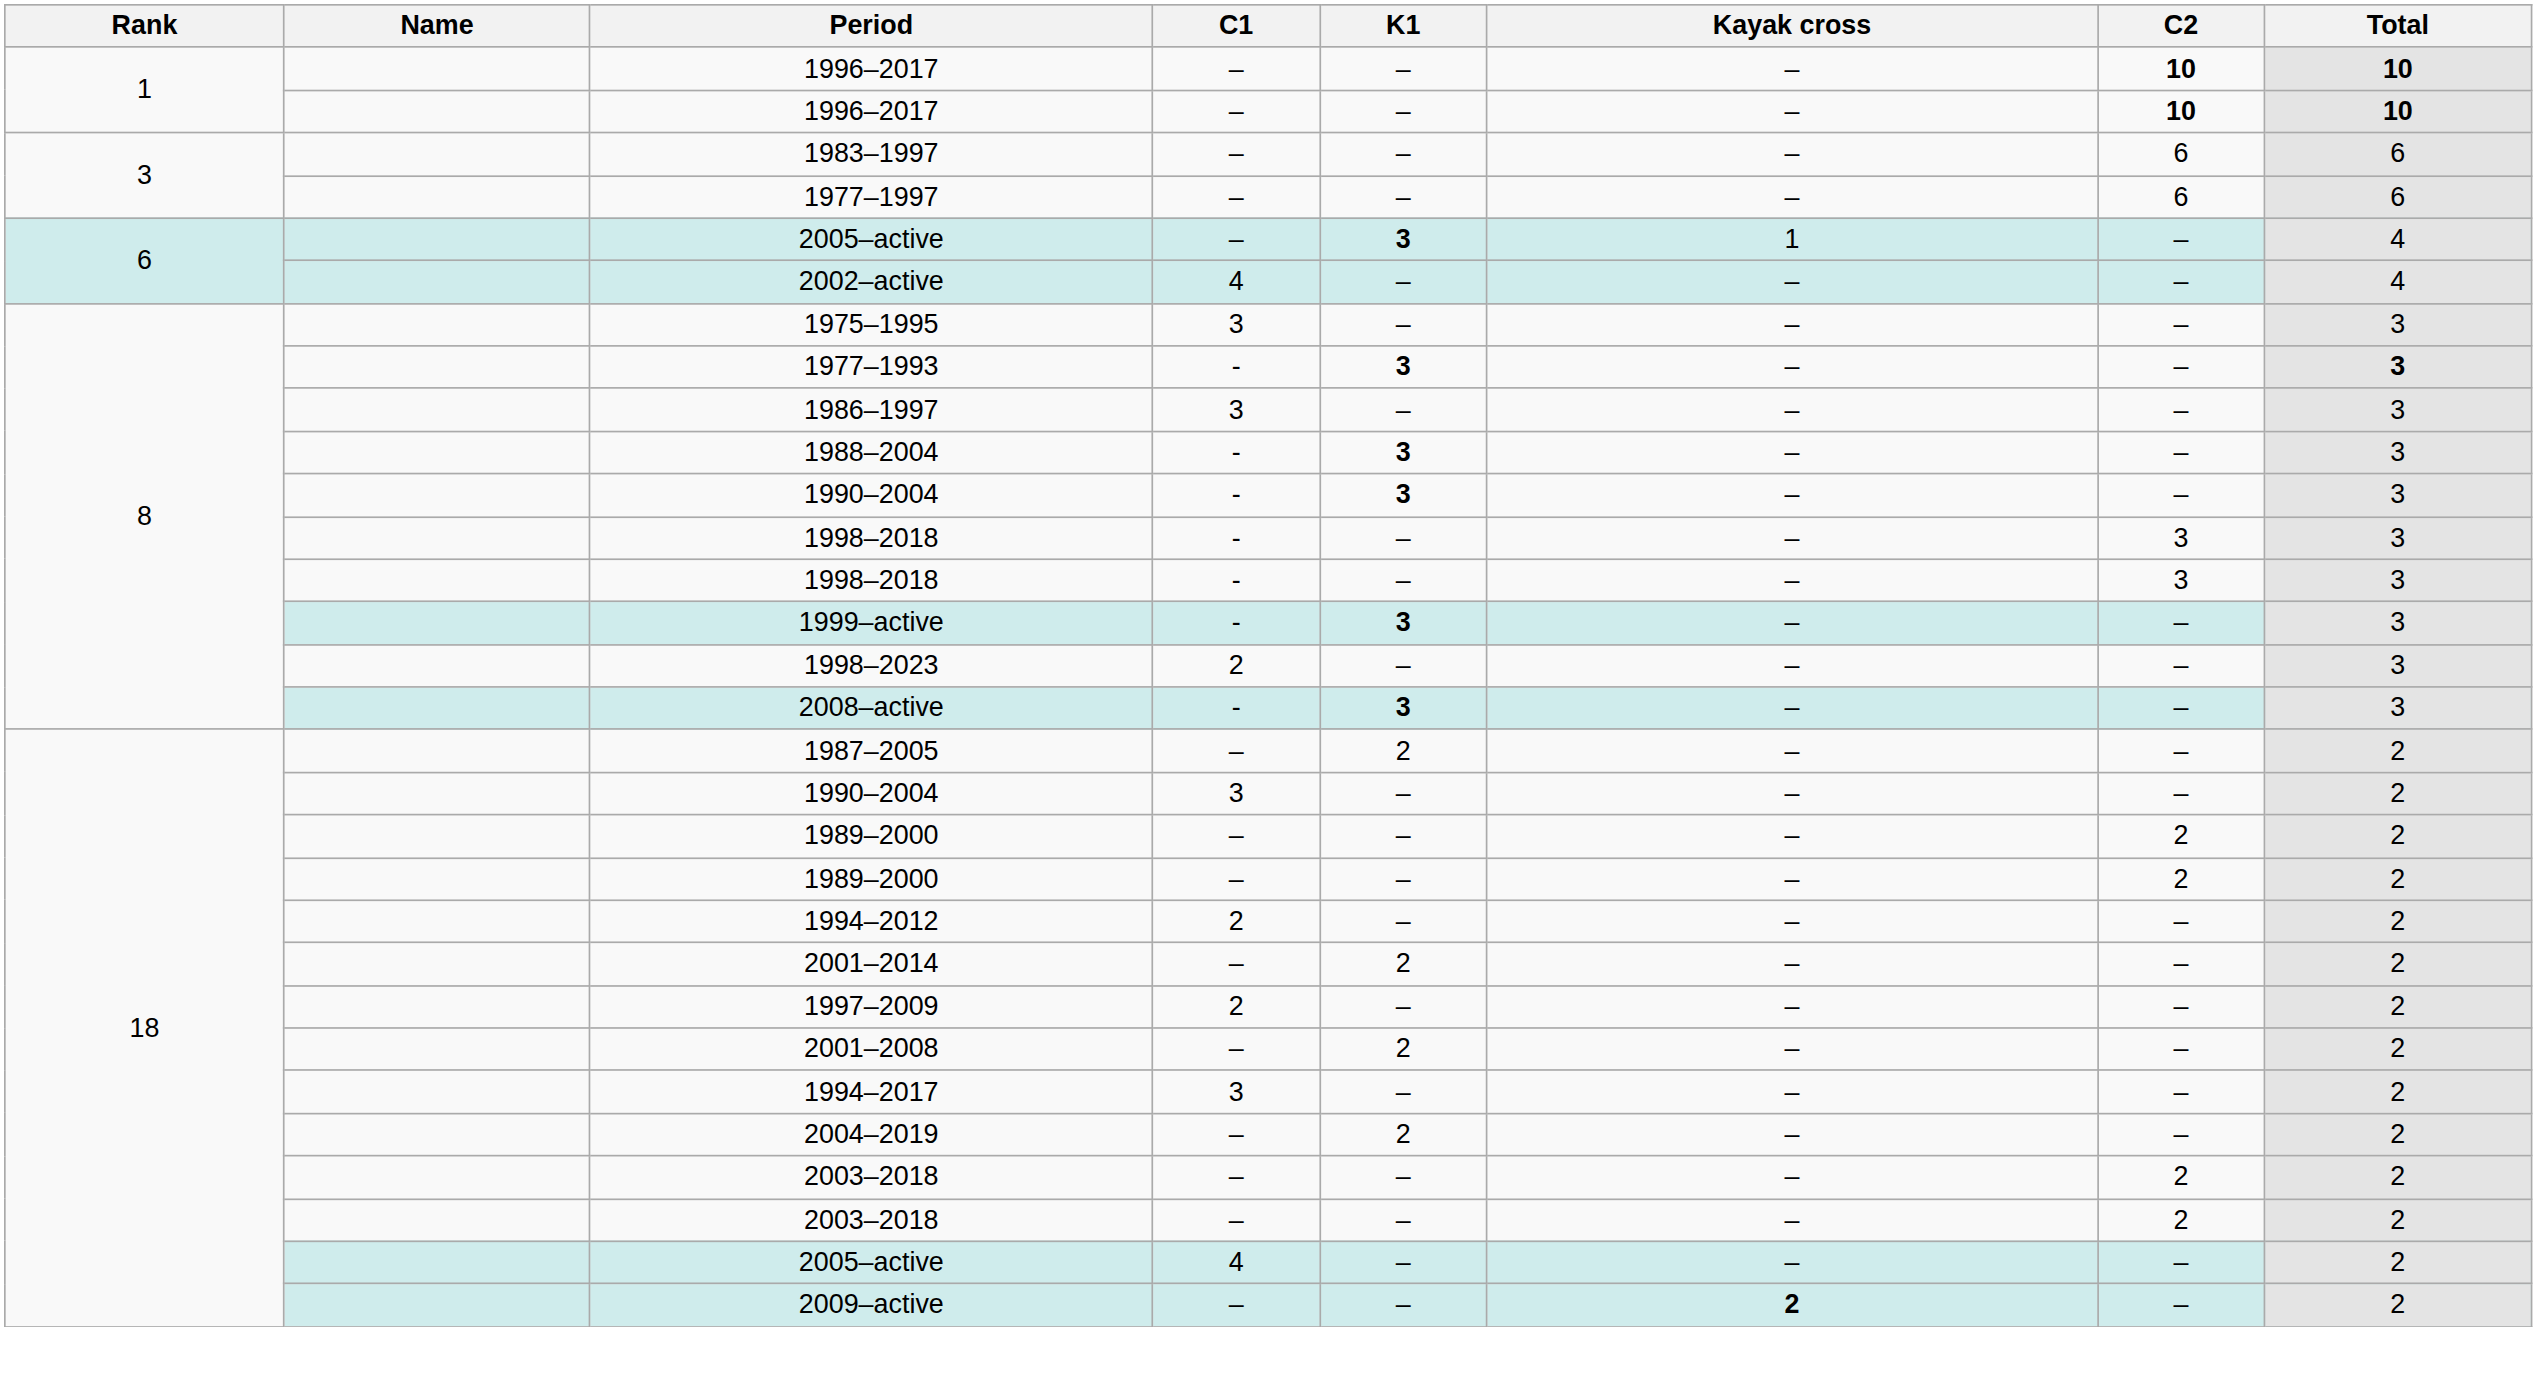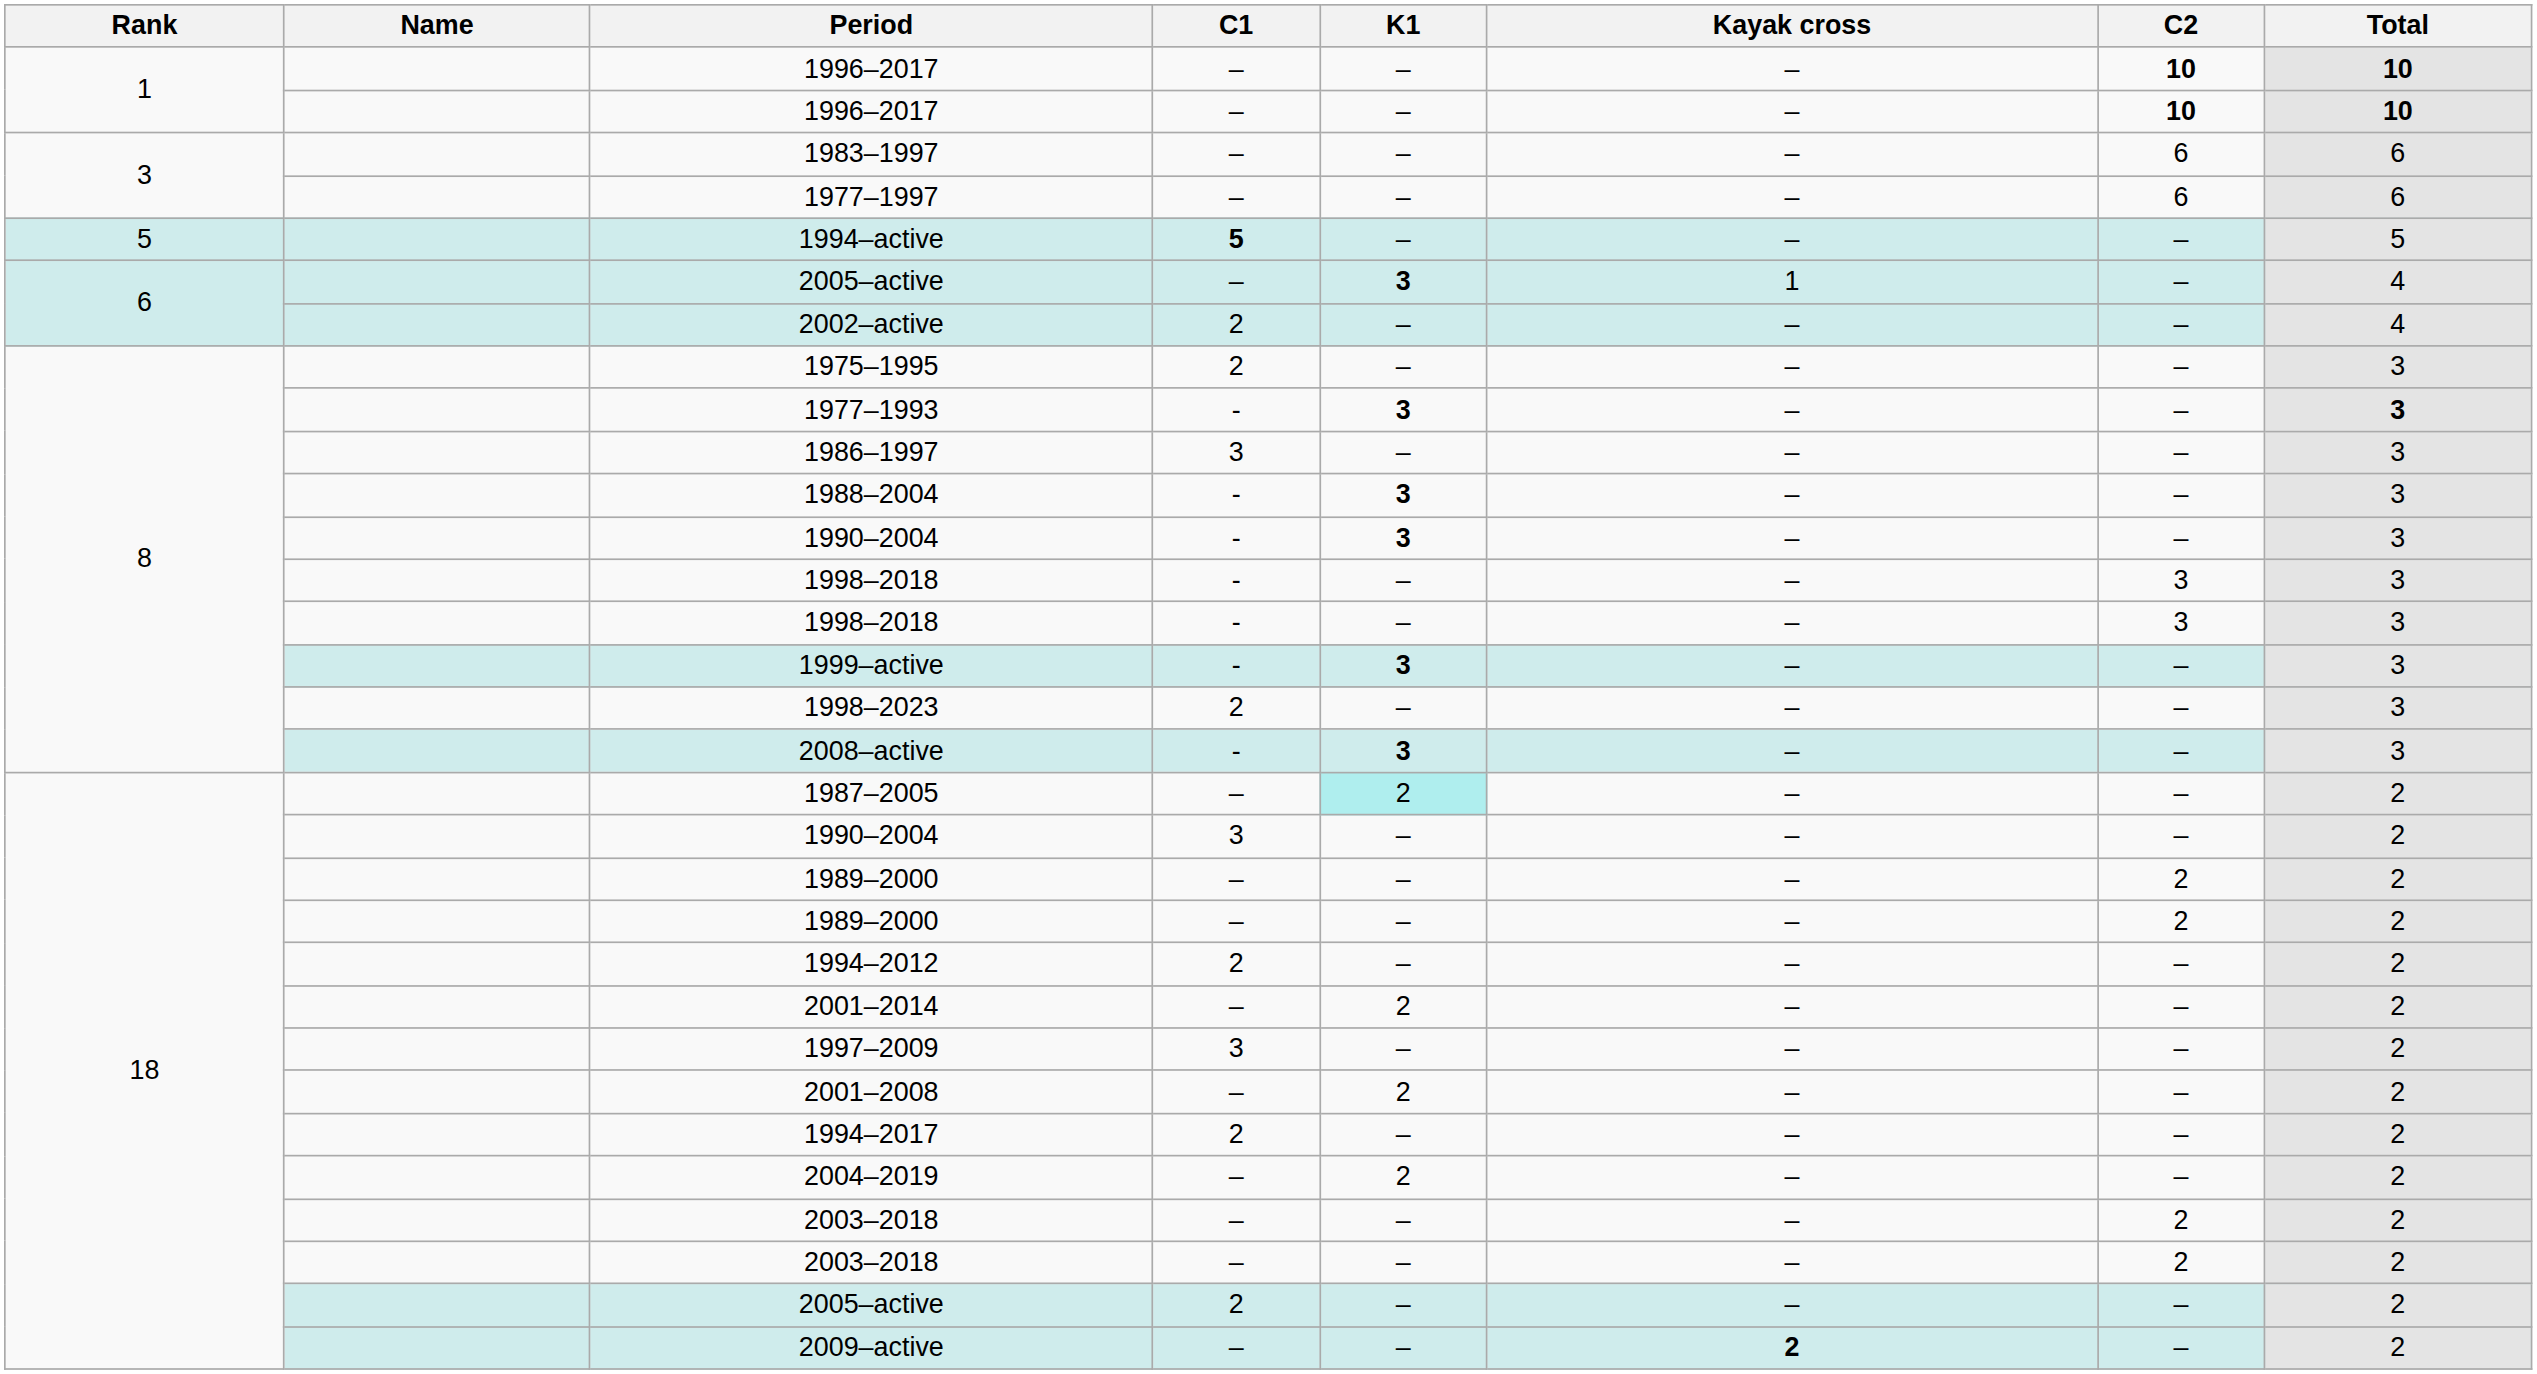+ row: (144, 238)
(1236, 281) 4 -> (1236, 324) 2
(1236, 324) 3 -> (1236, 366) 2
(1403, 750) no background -> (1403, 793) paleturquoise background
(1236, 1006) 2 -> (1236, 1048) 3
(1236, 1091) 3 -> (1236, 1134) 2
(1236, 1262) 4 -> (1236, 1304) 2
